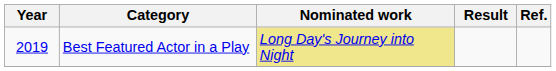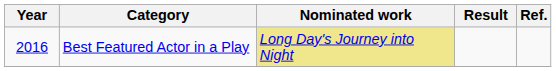(32, 46) 2019 -> (32, 46) 2016
